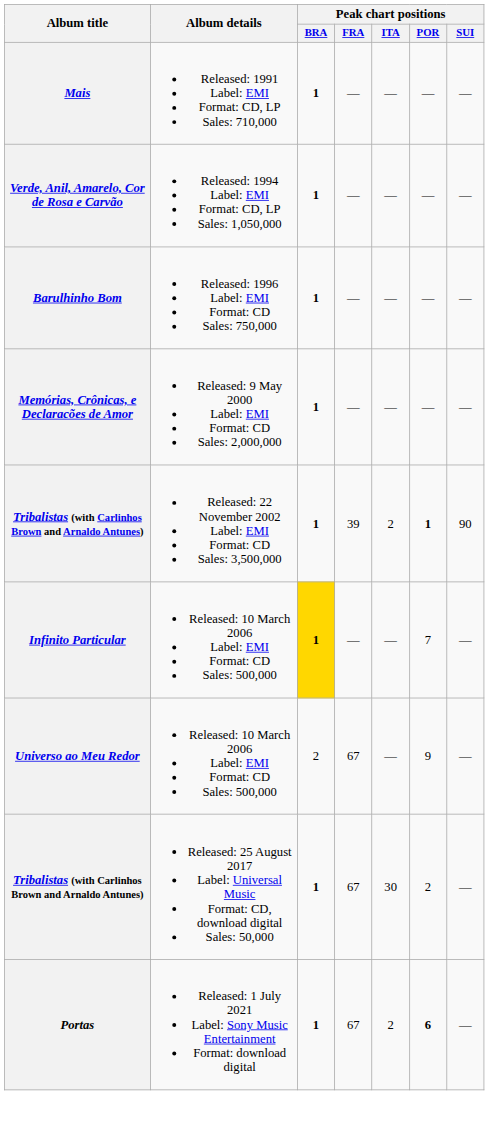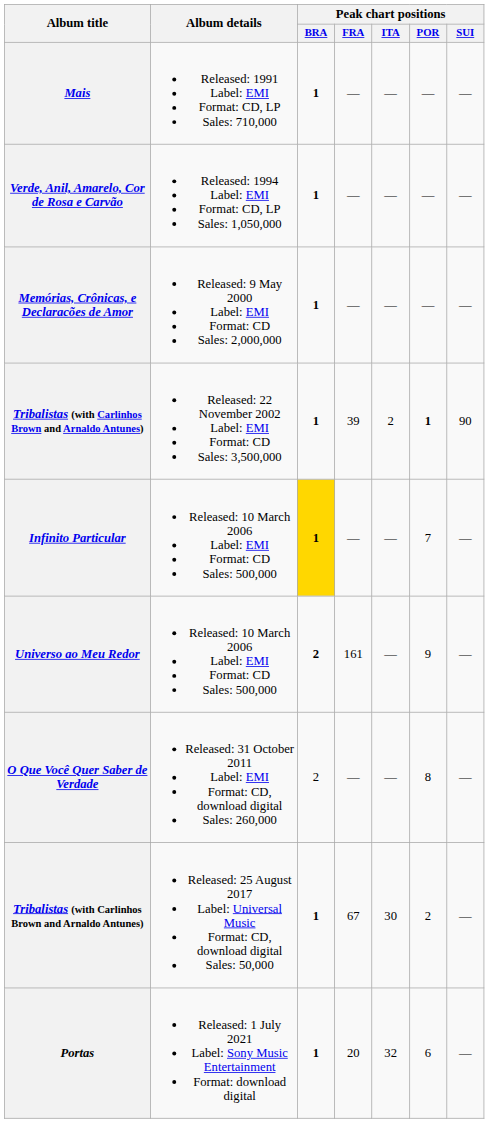- row: (77, 297)
(316, 756) normal -> (316, 654) bold
(353, 756) 67 -> (353, 654) 161
+ row: (77, 777)
(353, 1024) 67 -> (353, 1053) 20
(391, 1024) 2 -> (391, 1053) 32
(428, 1024) bold -> (428, 1053) normal
